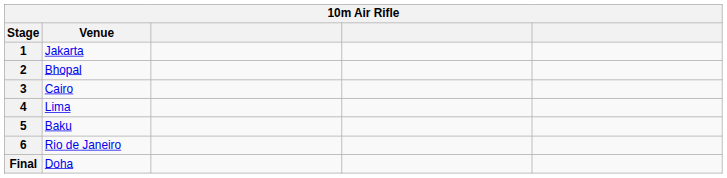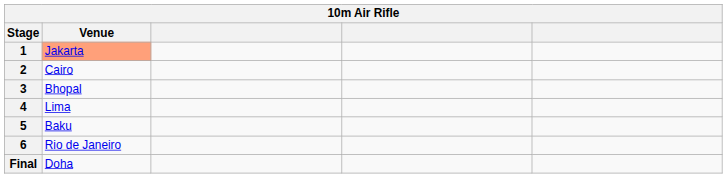(64, 51) no background -> (64, 51) lightsalmon background
(63, 70) Bhopal -> (59, 70) Cairo
(59, 88) Cairo -> (63, 88) Bhopal
